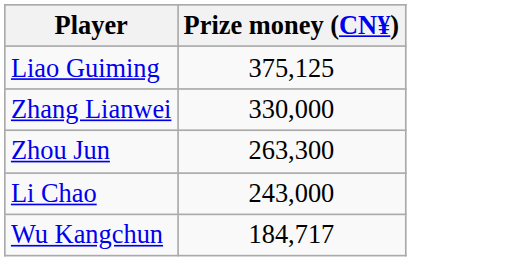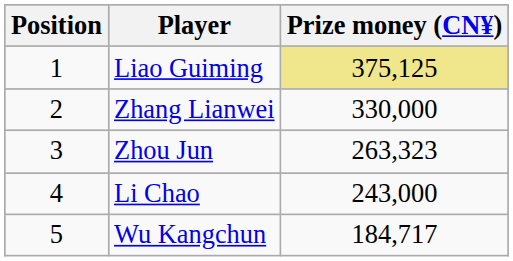+ column: (56, 25)
(291, 67) no background -> (395, 67) khaki background
(291, 151) 263,300 -> (395, 151) 263,323
